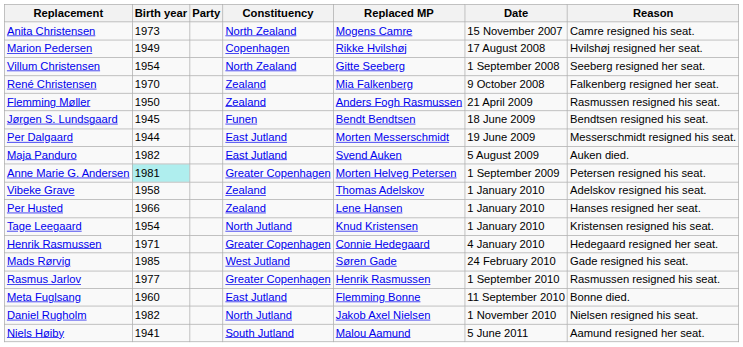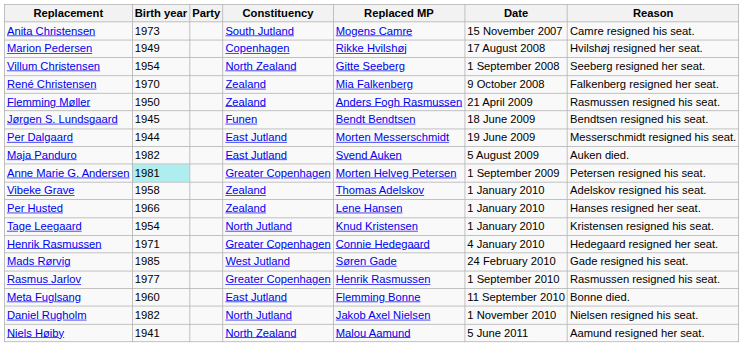(261, 31) North Zealand -> (260, 31) South Jutland
(260, 333) South Jutland -> (261, 333) North Zealand
